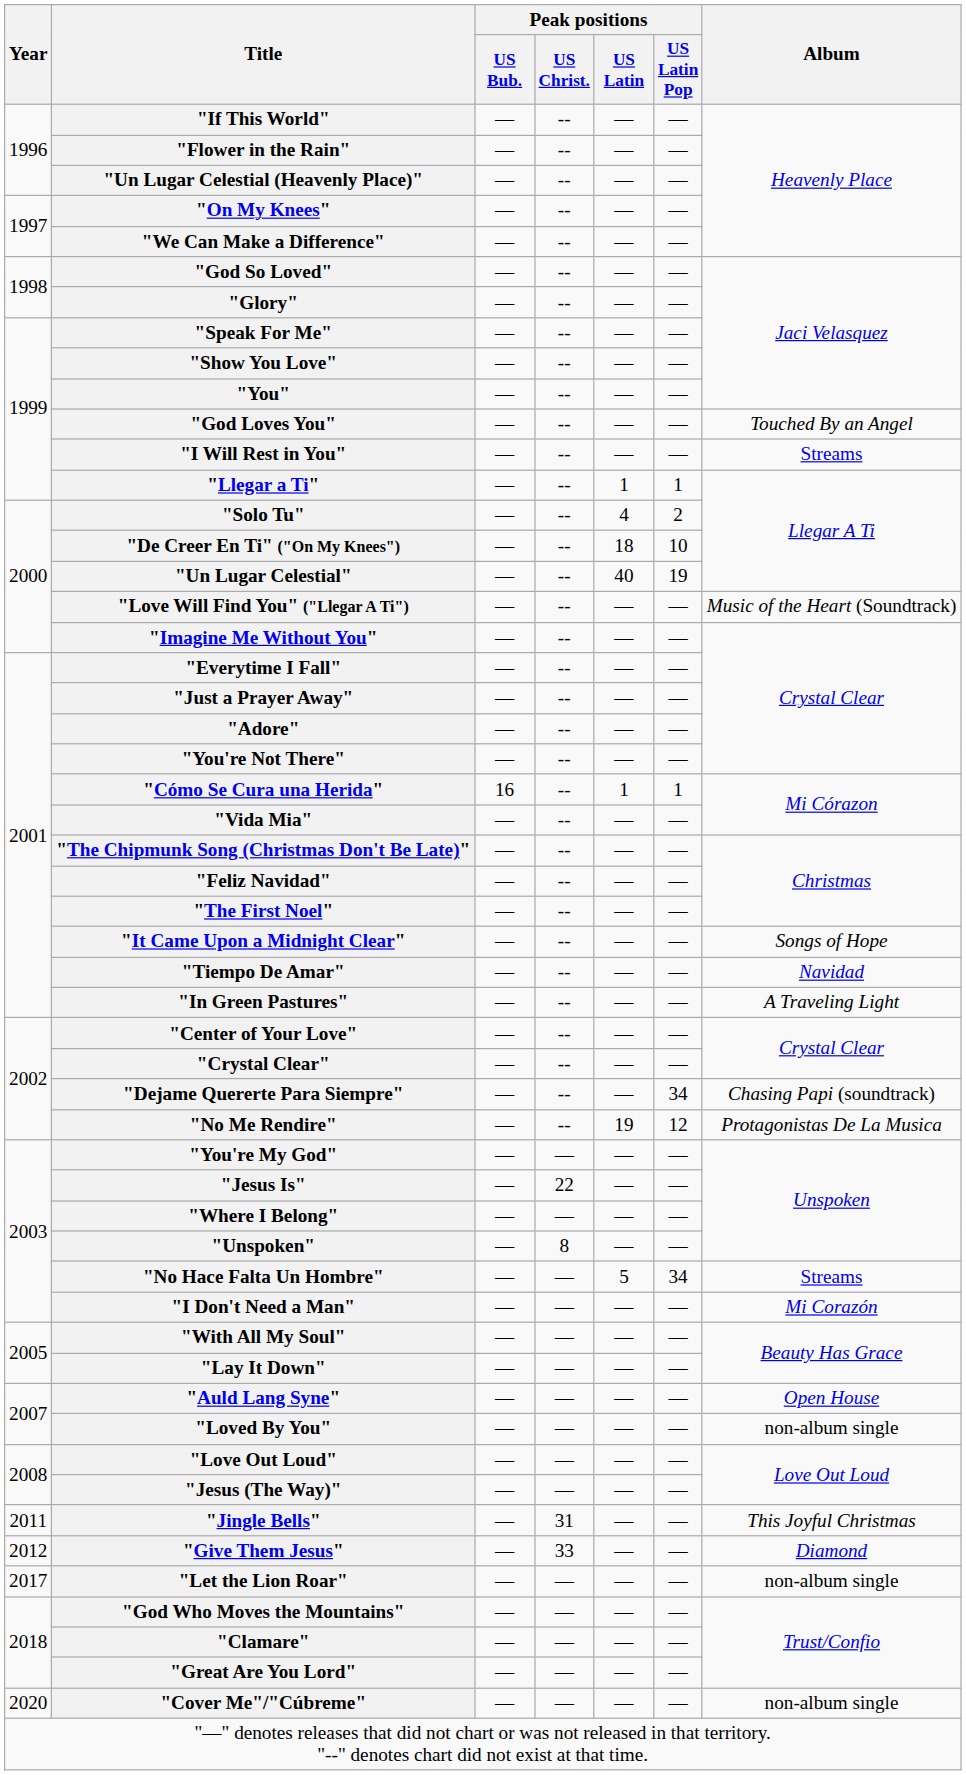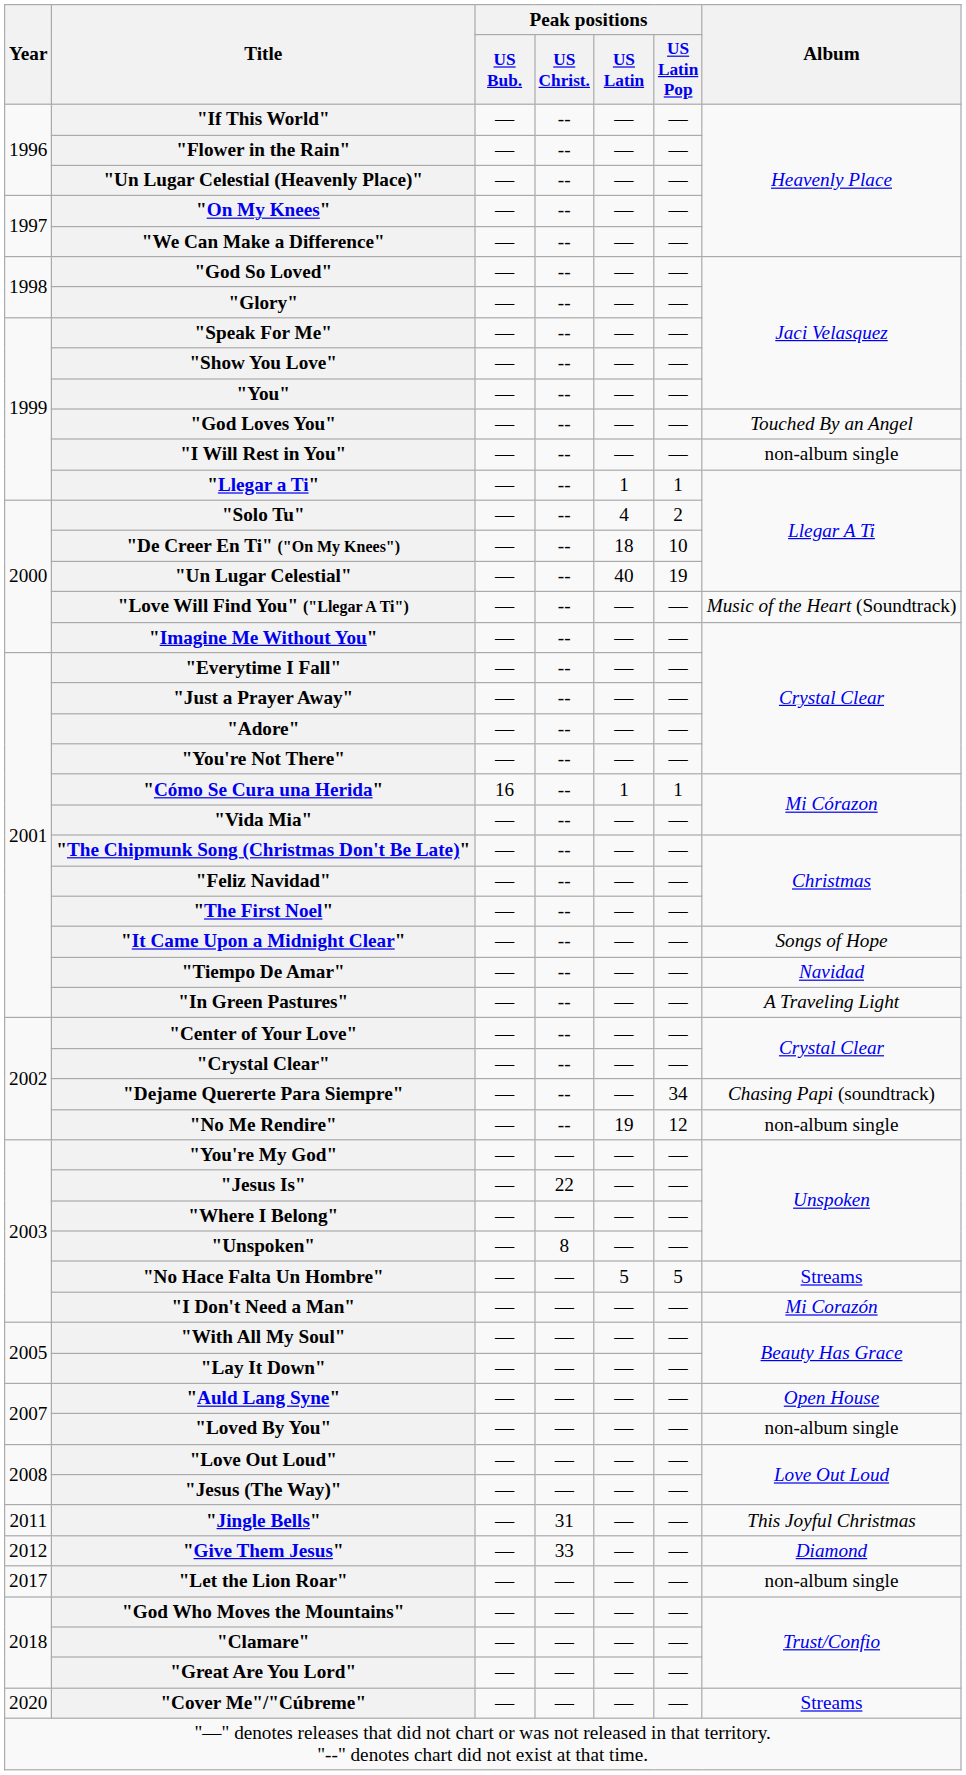(832, 454) Streams -> (832, 454) non-album single
(832, 1124) Protagonistas De La Musica -> (832, 1124) non-album single
(678, 1276) 34 -> (678, 1276) 5
(832, 1702) non-album single -> (832, 1702) Streams
